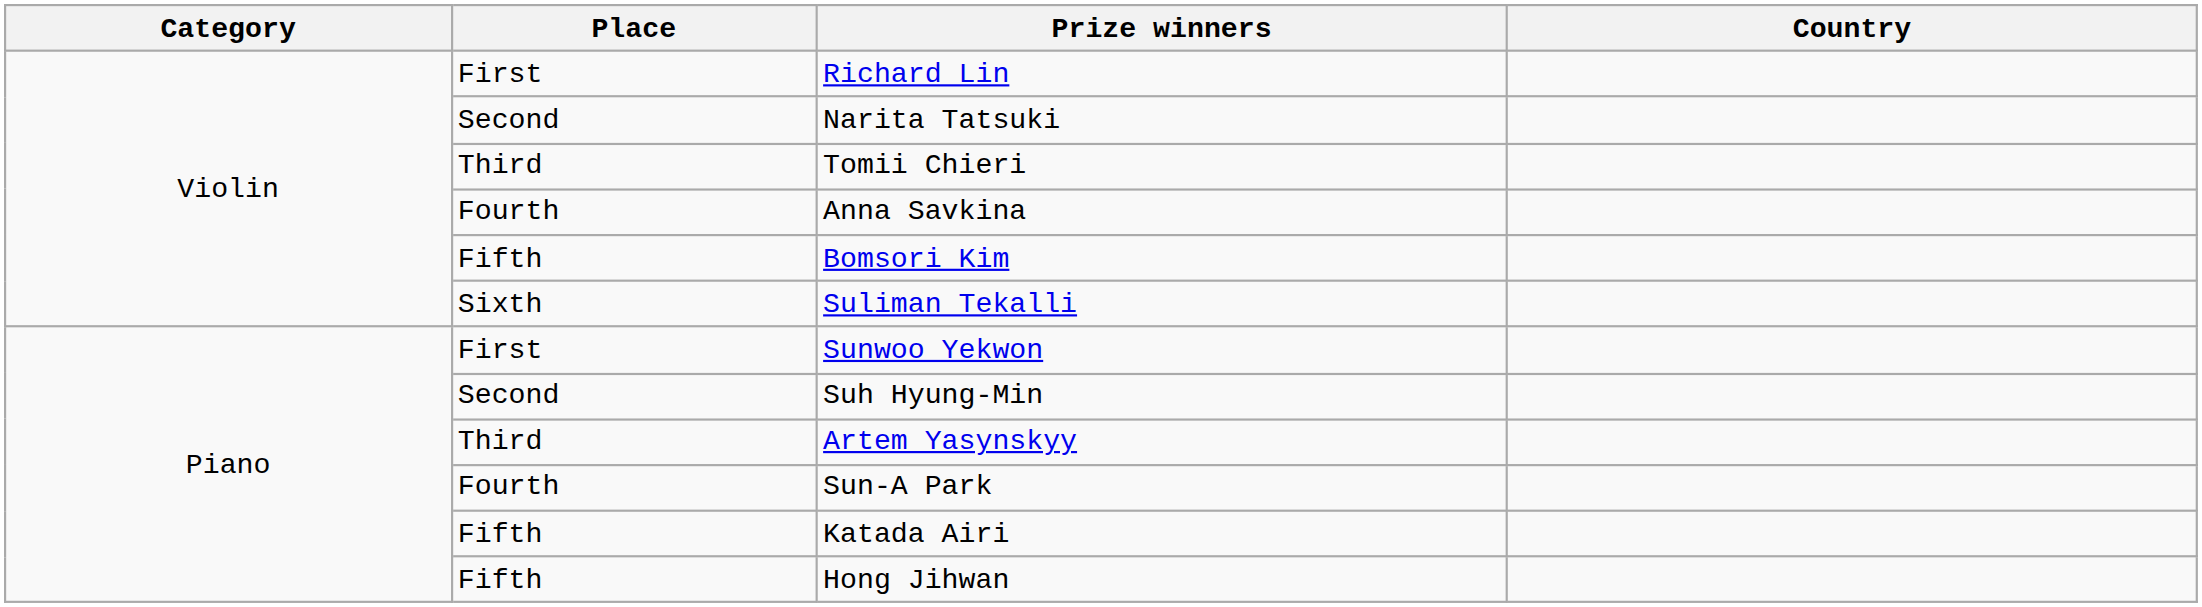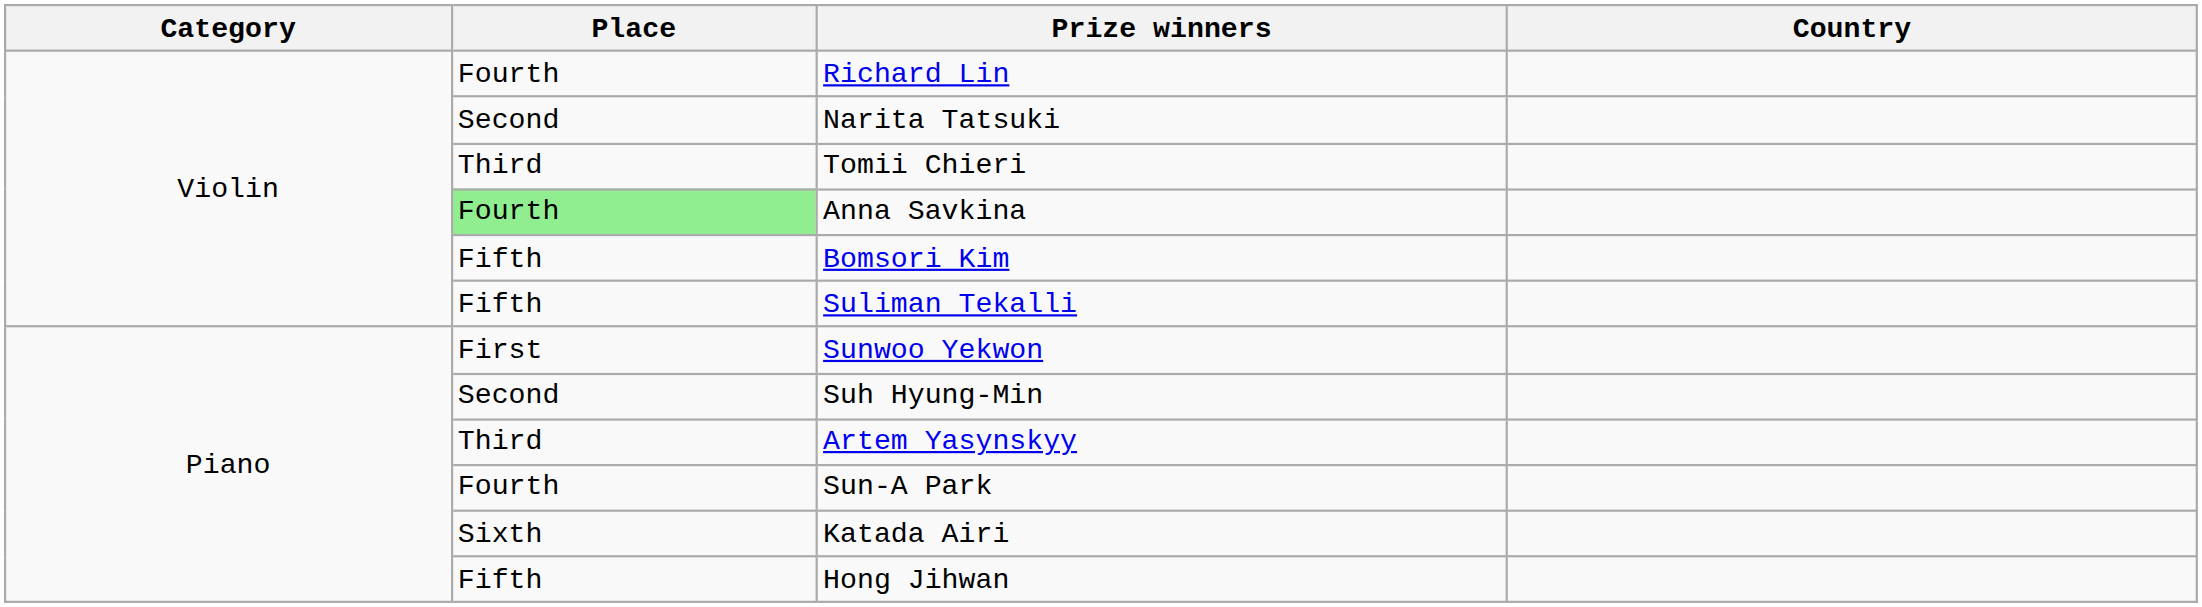(500, 74) First -> (509, 74) Fourth
(509, 212) no background -> (509, 212) lightgreen background
(500, 304) Sixth -> (500, 304) Fifth
(500, 534) Fifth -> (500, 534) Sixth
